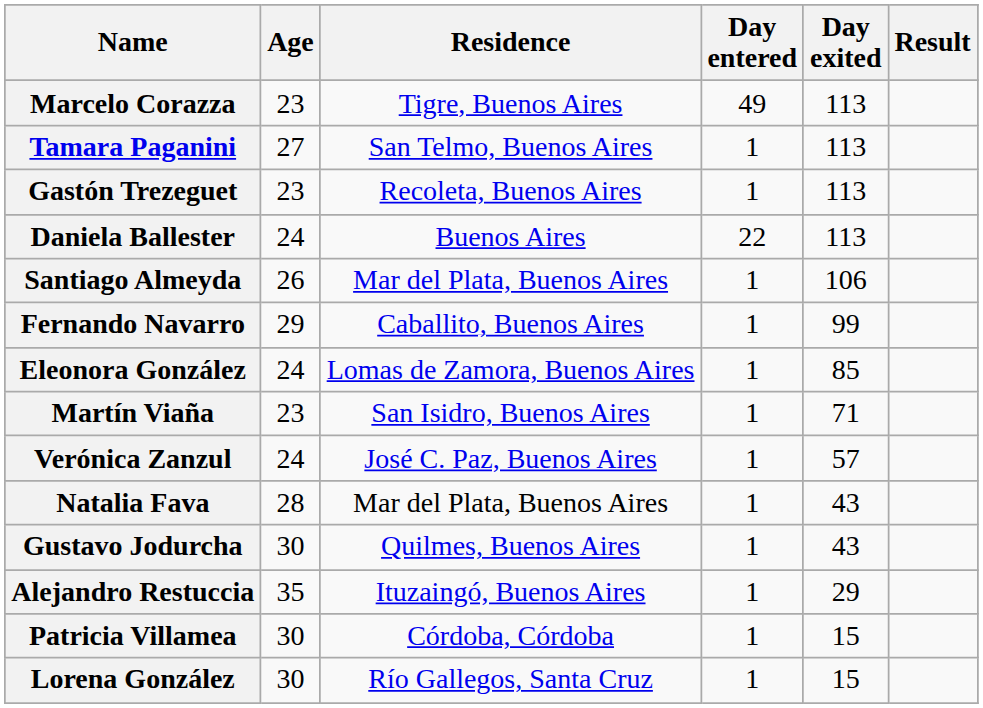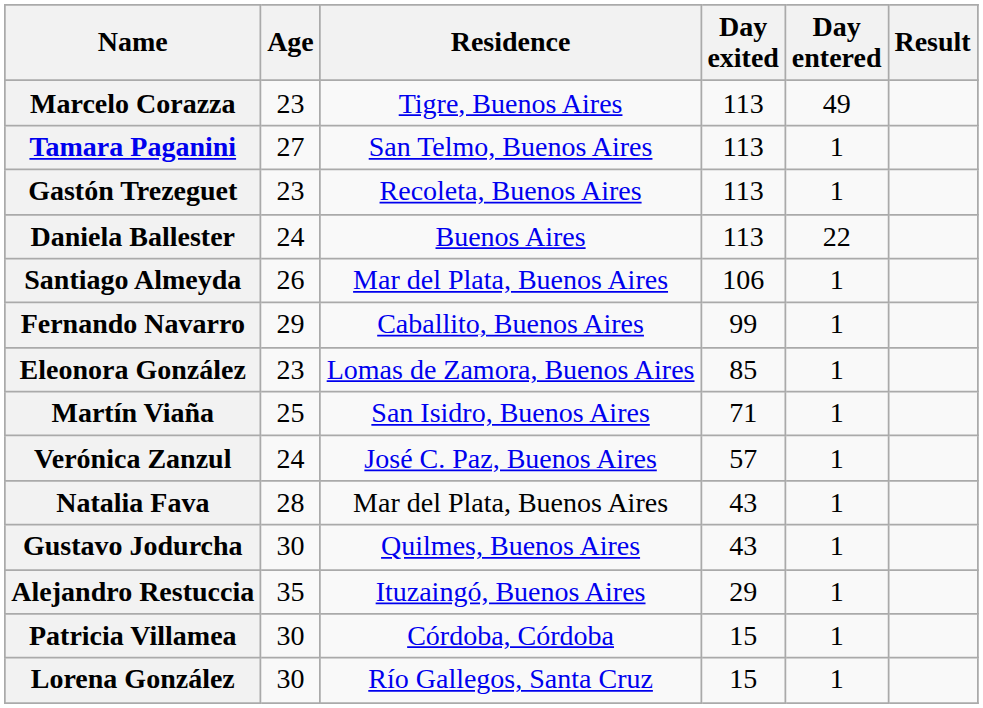columns swapped: (752, 42) <-> (846, 42)
(290, 369) 24 -> (290, 369) 23
(290, 413) 23 -> (290, 413) 25
